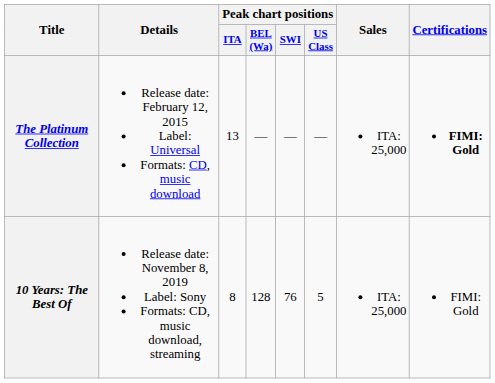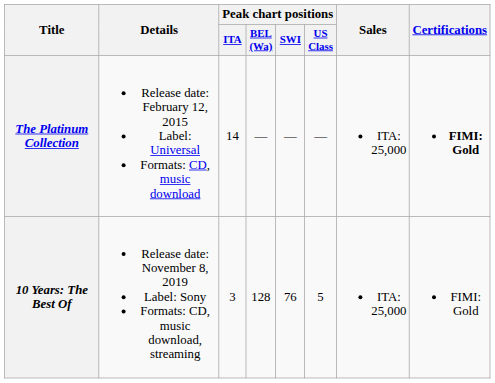(232, 136) 13 -> (232, 136) 14
(232, 297) 8 -> (232, 297) 3
